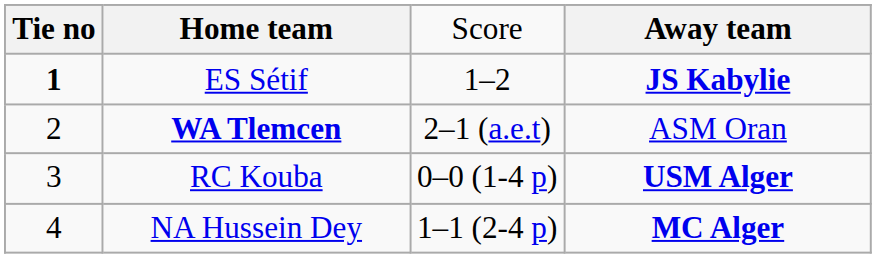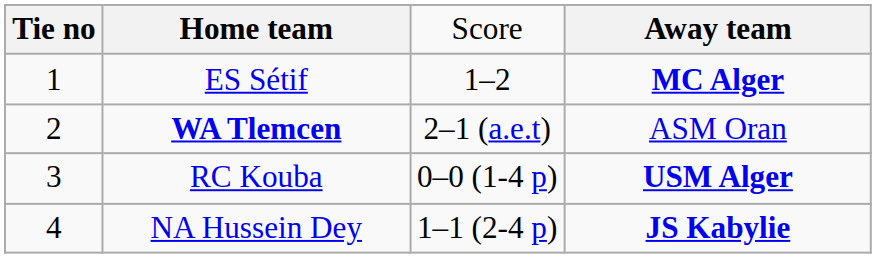(54, 78) bold -> (54, 78) normal
(718, 78) JS Kabylie -> (718, 78) MC Alger
(718, 227) MC Alger -> (718, 227) JS Kabylie
